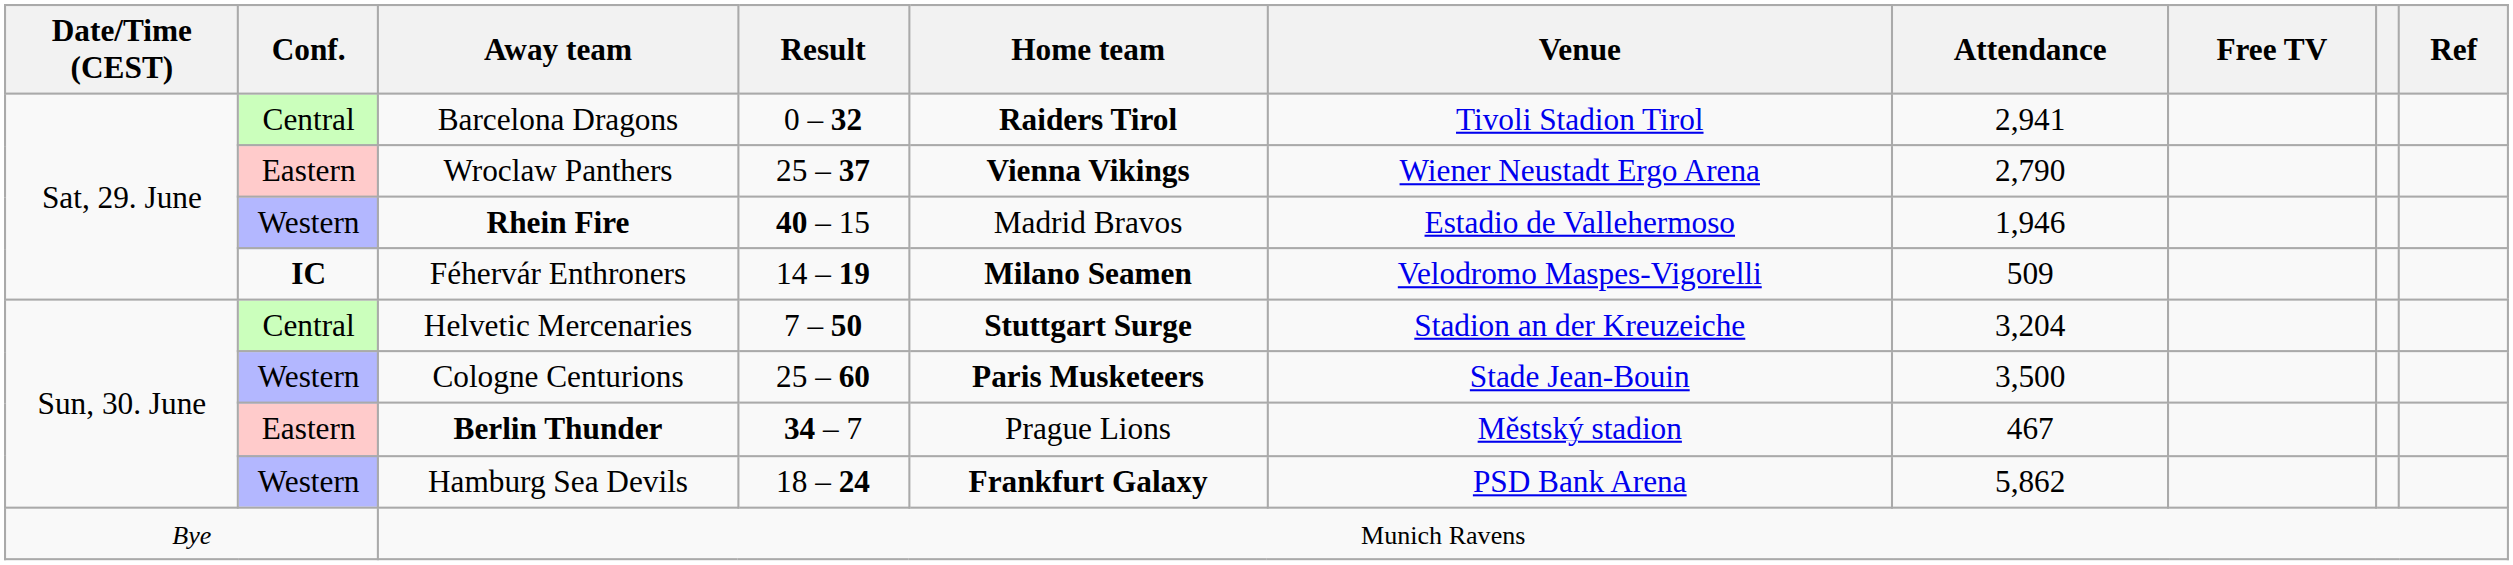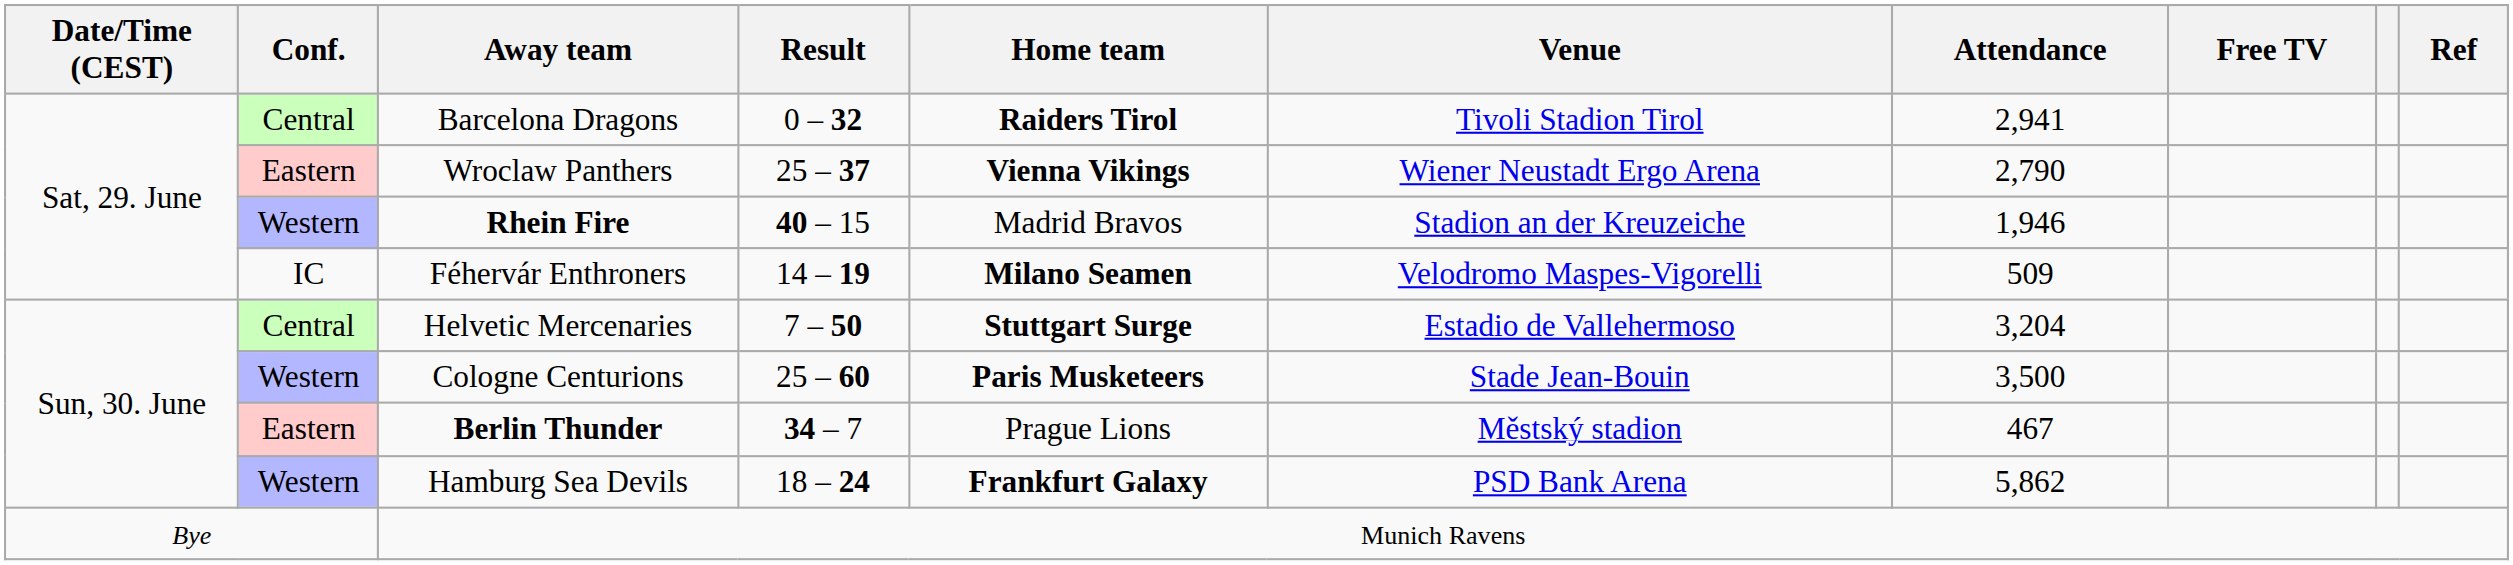(1580, 222) Estadio de Vallehermoso -> (1580, 222) Stadion an der Kreuzeiche
(309, 274) bold -> (309, 274) normal
(1580, 325) Stadion an der Kreuzeiche -> (1580, 325) Estadio de Vallehermoso
